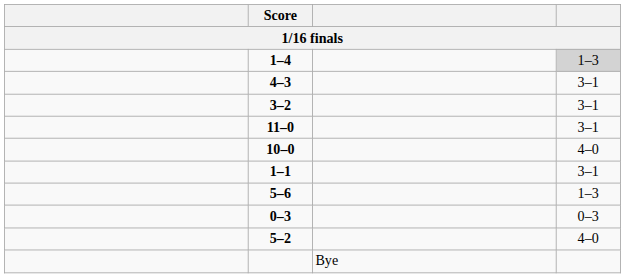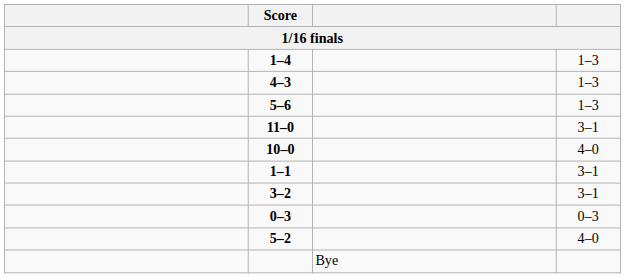(588, 60) lightgrey background -> (588, 60) no background
(588, 82) 3–1 -> (588, 82) 1–3
rows swapped: (280, 194) <-> (280, 104)
